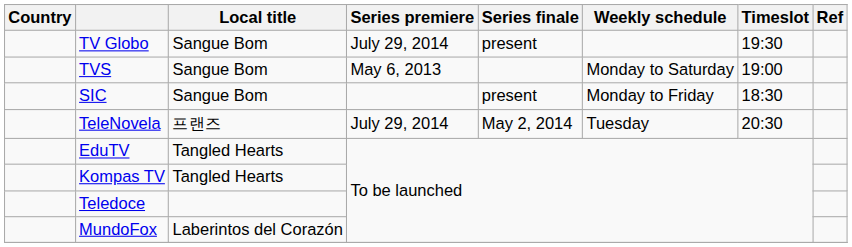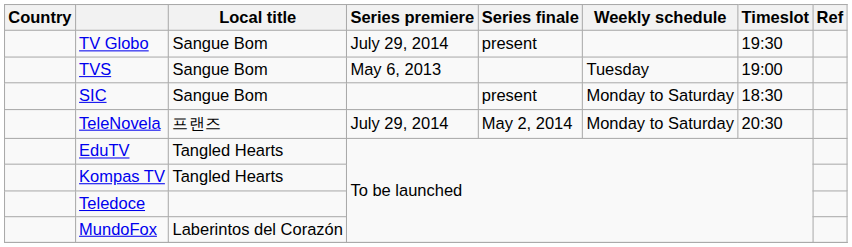(660, 69) Monday to Saturday -> (618, 69) Tuesday
(650, 95) Monday to Friday -> (660, 95) Monday to Saturday
(618, 123) Tuesday -> (660, 123) Monday to Saturday
